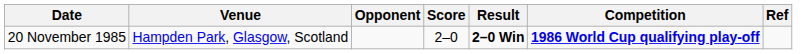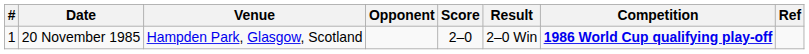+ column: (12, 15)
(498, 37) bold -> (512, 37) normal
